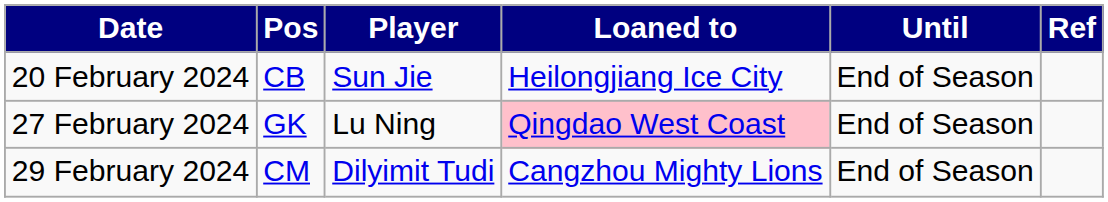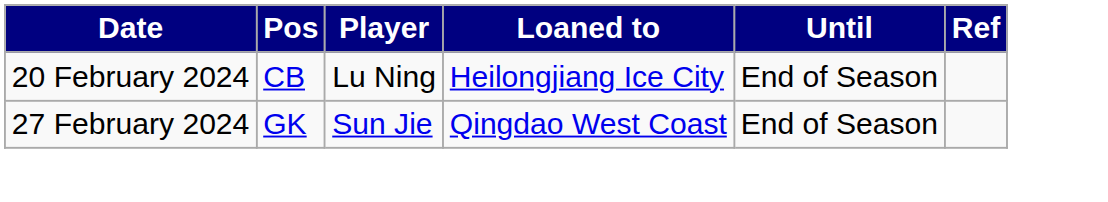(382, 76) Sun Jie -> (384, 76) Lu Ning
(384, 123) Lu Ning -> (382, 123) Sun Jie
(647, 123) pink background -> (588, 123) no background
- row: (131, 171)
